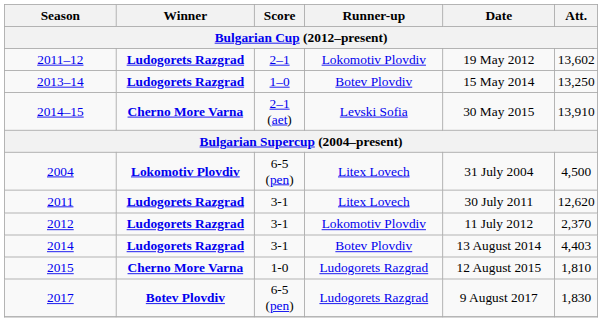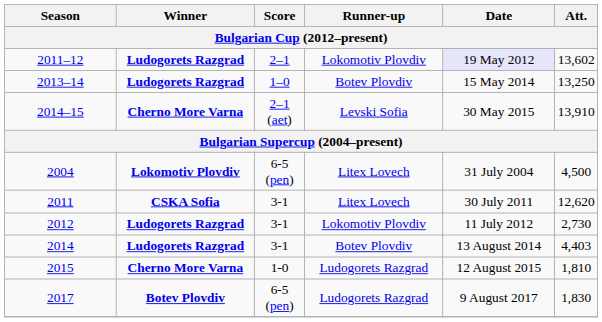(499, 59) no background -> (499, 59) lavender background
(185, 201) Ludogorets Razgrad -> (185, 201) CSKA Sofia
(576, 223) 2,370 -> (576, 223) 2,730
